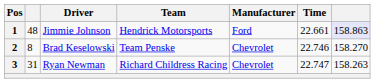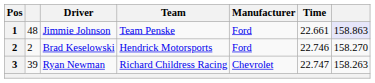(166, 30) Hendrick Motorsports -> (147, 30) Team Penske
(30, 47) 8 -> (30, 47) 2
(147, 47) Team Penske -> (166, 47) Hendrick Motorsports
(253, 47) Chevrolet -> (242, 47) Ford
(33, 65) 31 -> (33, 65) 39
